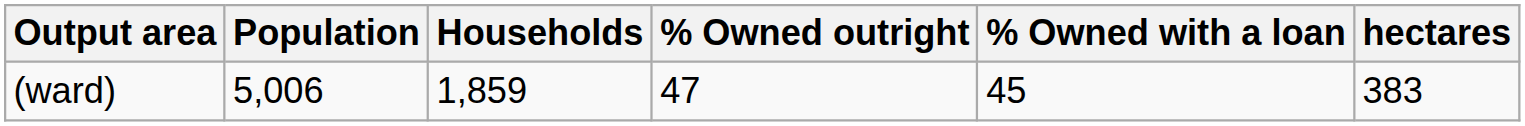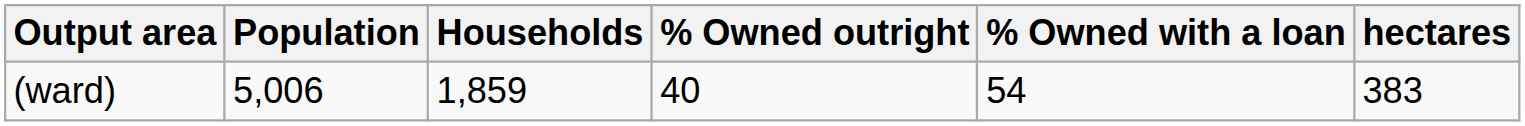(680, 90) 47 -> (680, 90) 40
(1006, 90) 45 -> (1006, 90) 54
